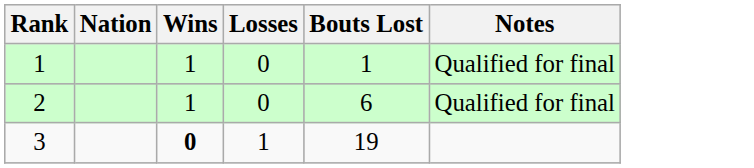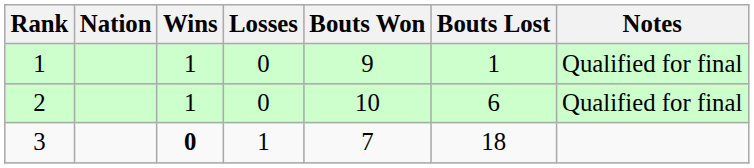+ column: (367, 24)
(366, 142) 19 -> (494, 142) 18
